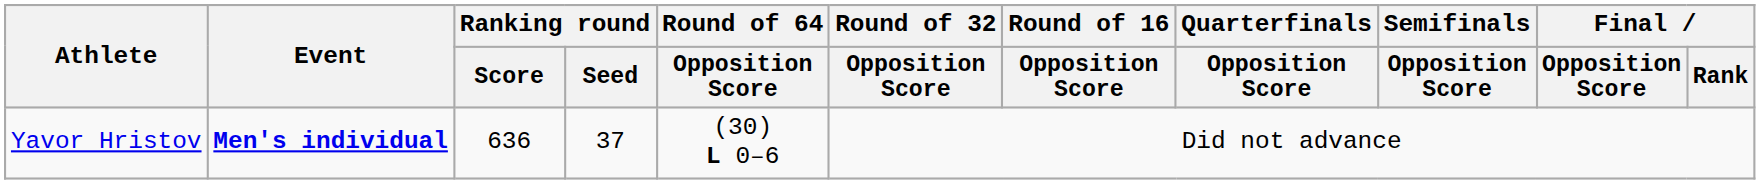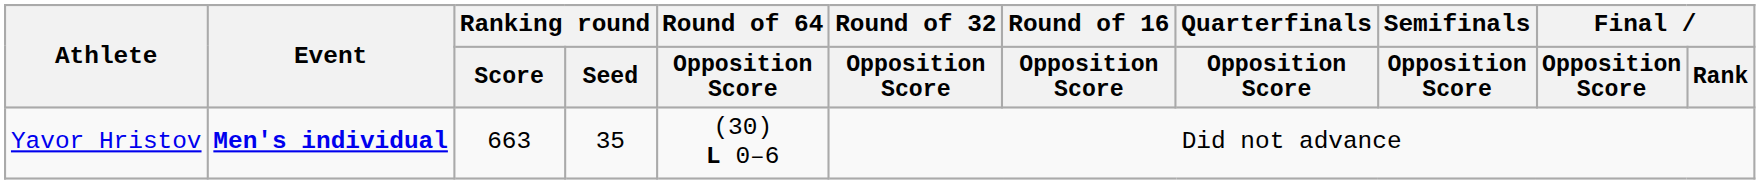(509, 143) 636 -> (509, 143) 663
(610, 143) 37 -> (610, 143) 35
